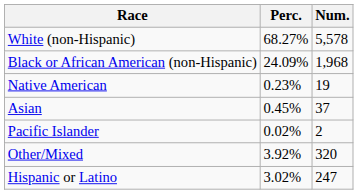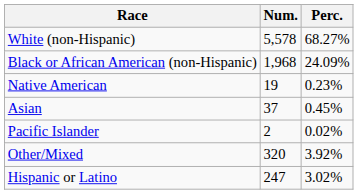columns swapped: (332, 16) <-> (286, 16)
